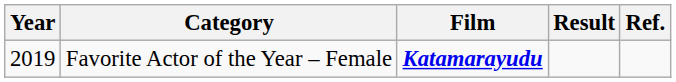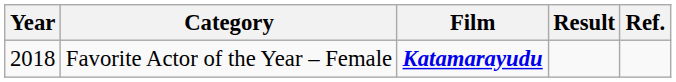(33, 58) 2019 -> (33, 58) 2018
